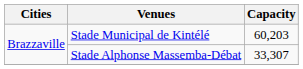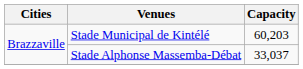(271, 54) 33,307 -> (271, 54) 33,037
